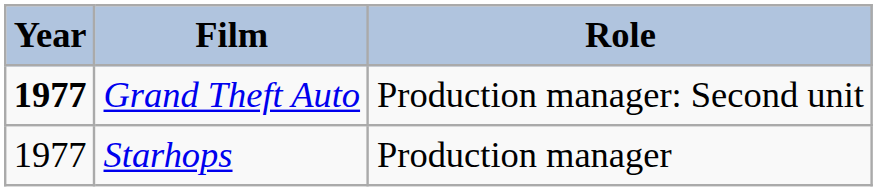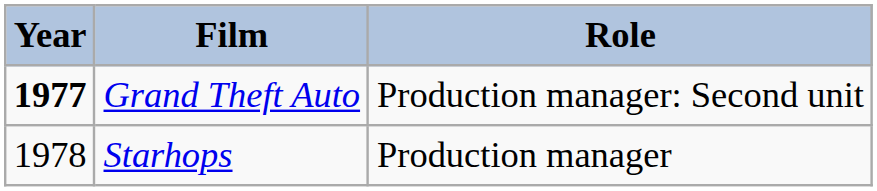(50, 155) 1977 -> (50, 155) 1978
